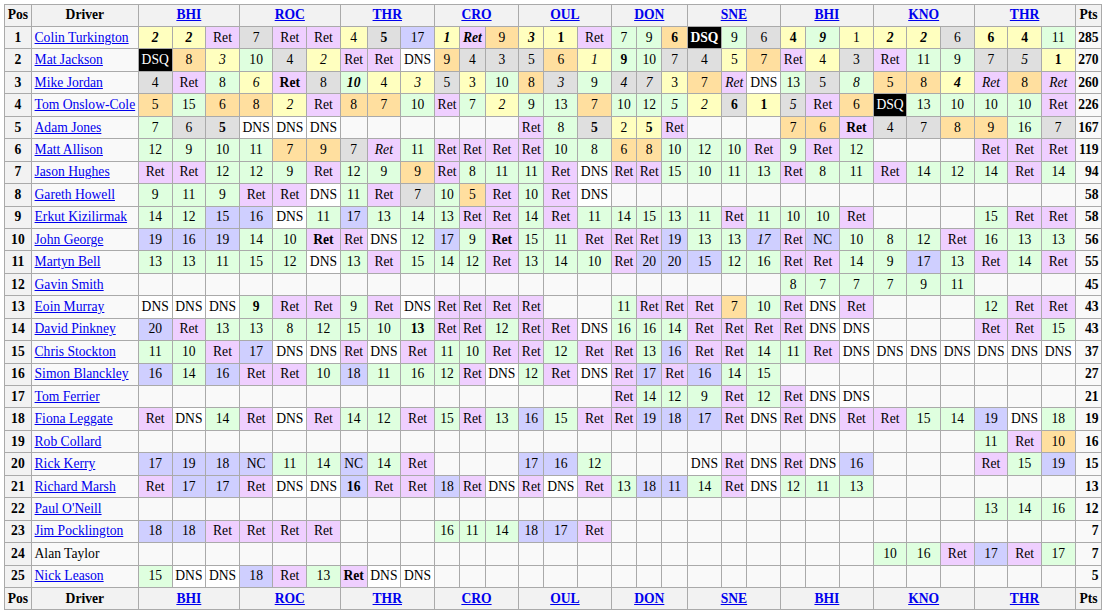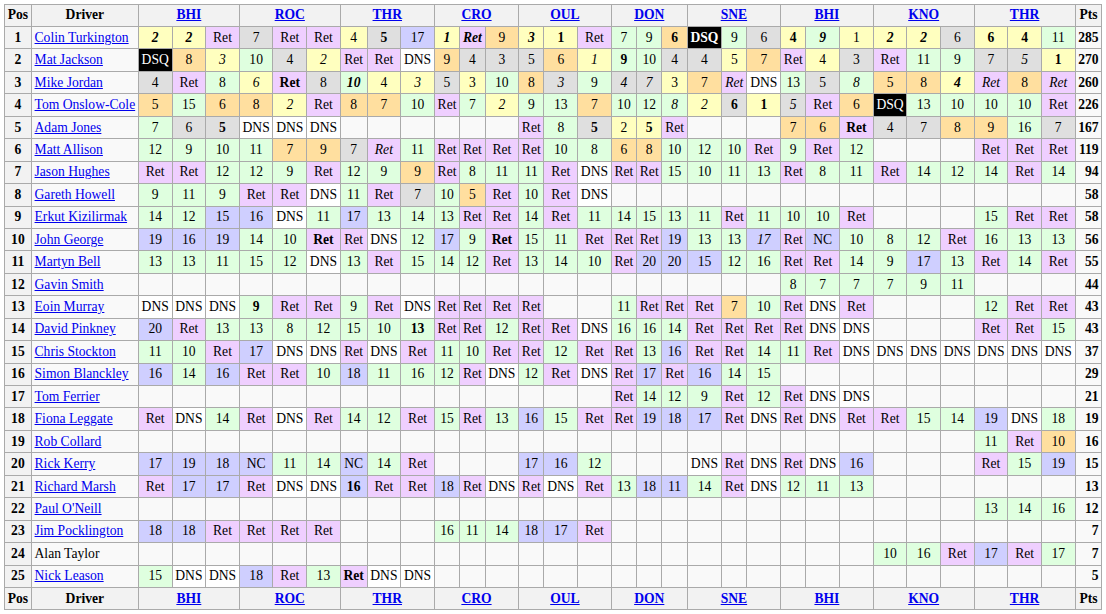(675, 60) 7 -> (675, 60) 4
(675, 105) 5 -> (675, 105) 8
(1092, 284) 45 -> (1092, 284) 44
(1092, 374) 27 -> (1092, 374) 29
